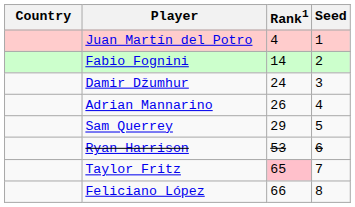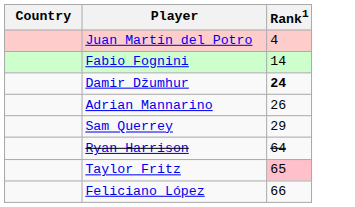- column: (331, 17)
(278, 84) normal -> (278, 84) bold
(278, 148) 53 -> (278, 148) 64
